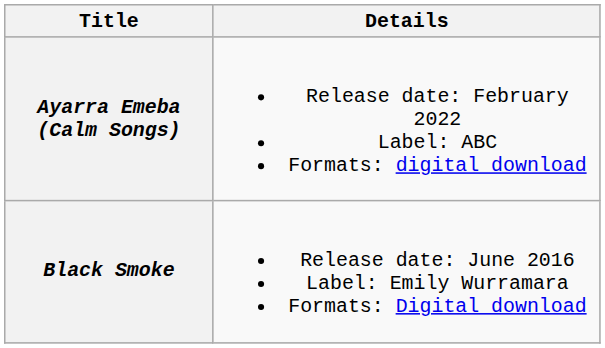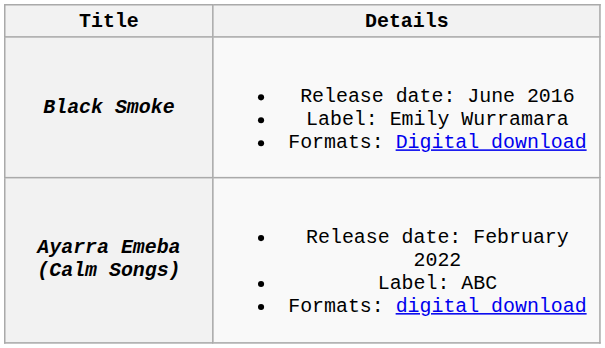rows swapped: (109, 272) <-> (109, 119)
